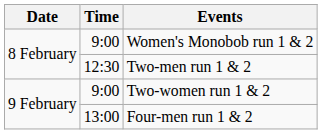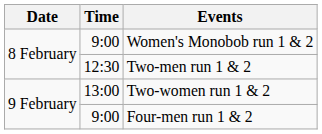(102, 91) 9:00 -> (102, 91) 13:00
(102, 116) 13:00 -> (102, 116) 9:00
